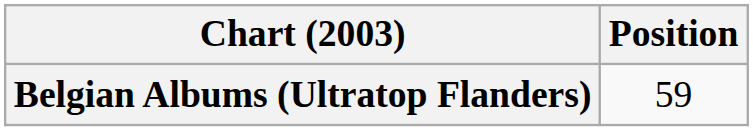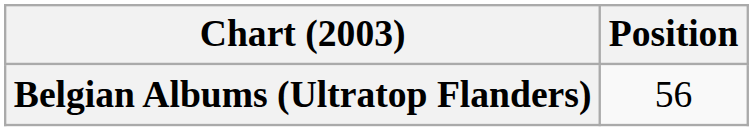(674, 93) 59 -> (674, 93) 56
